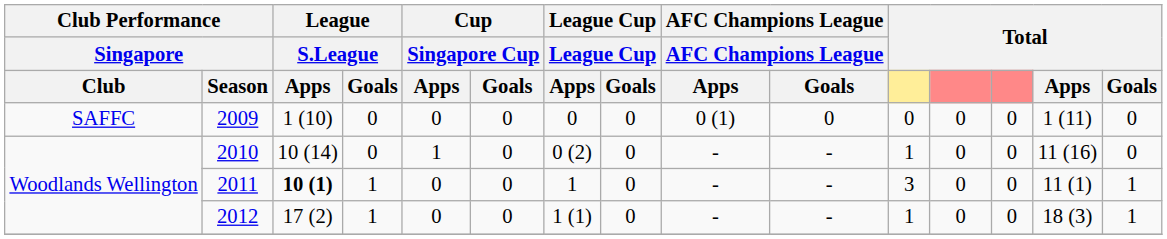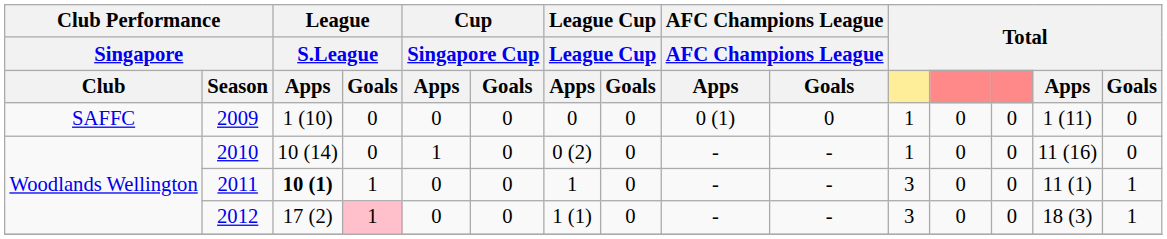(909, 119) 0 -> (909, 119) 1
(373, 217) no background -> (373, 217) pink background
(909, 217) 1 -> (909, 217) 3
